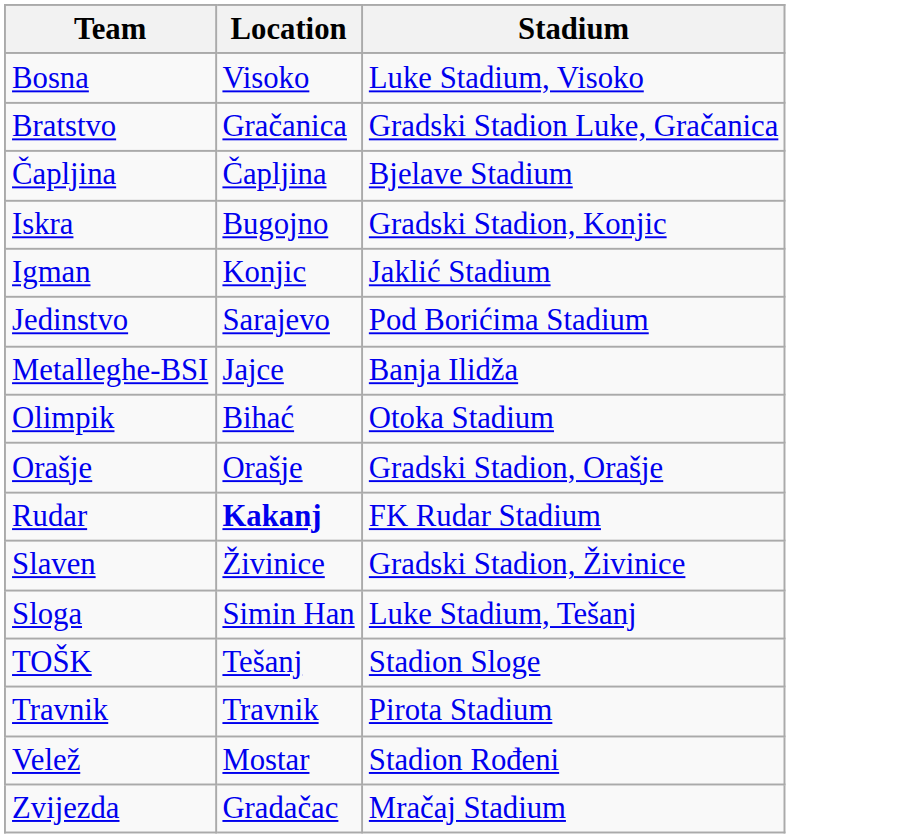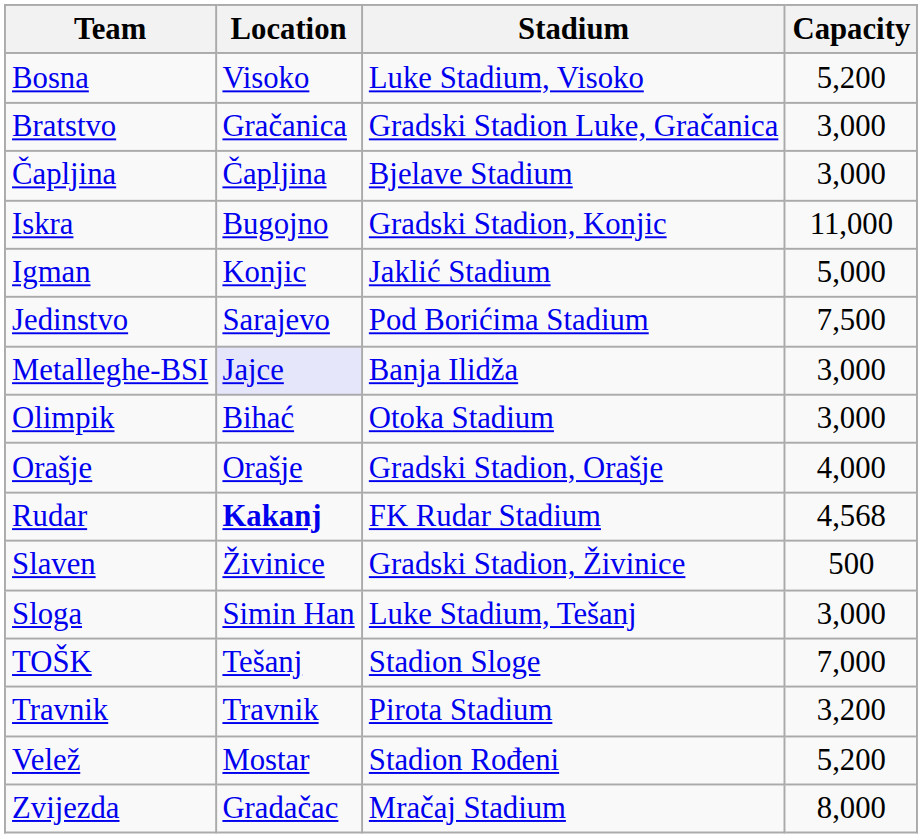+ column: (851, 28)
(253, 369) no background -> (253, 369) lavender background
